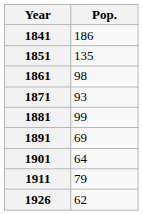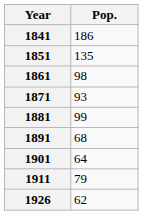(81, 138) 69 -> (81, 138) 68
